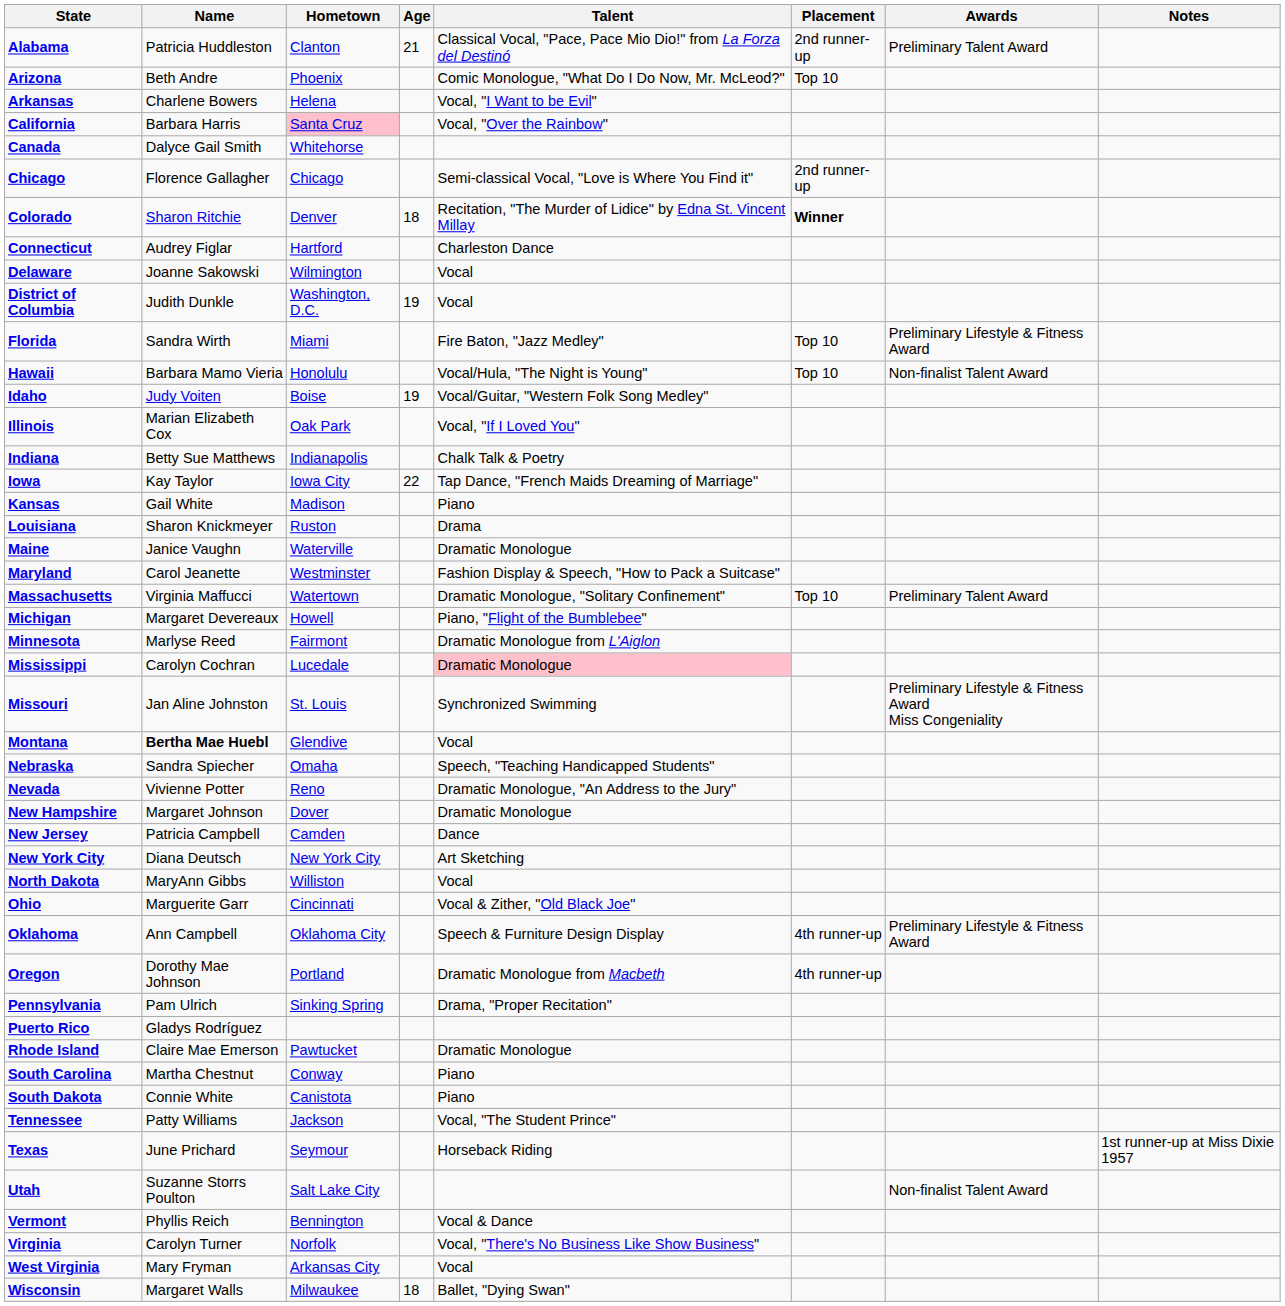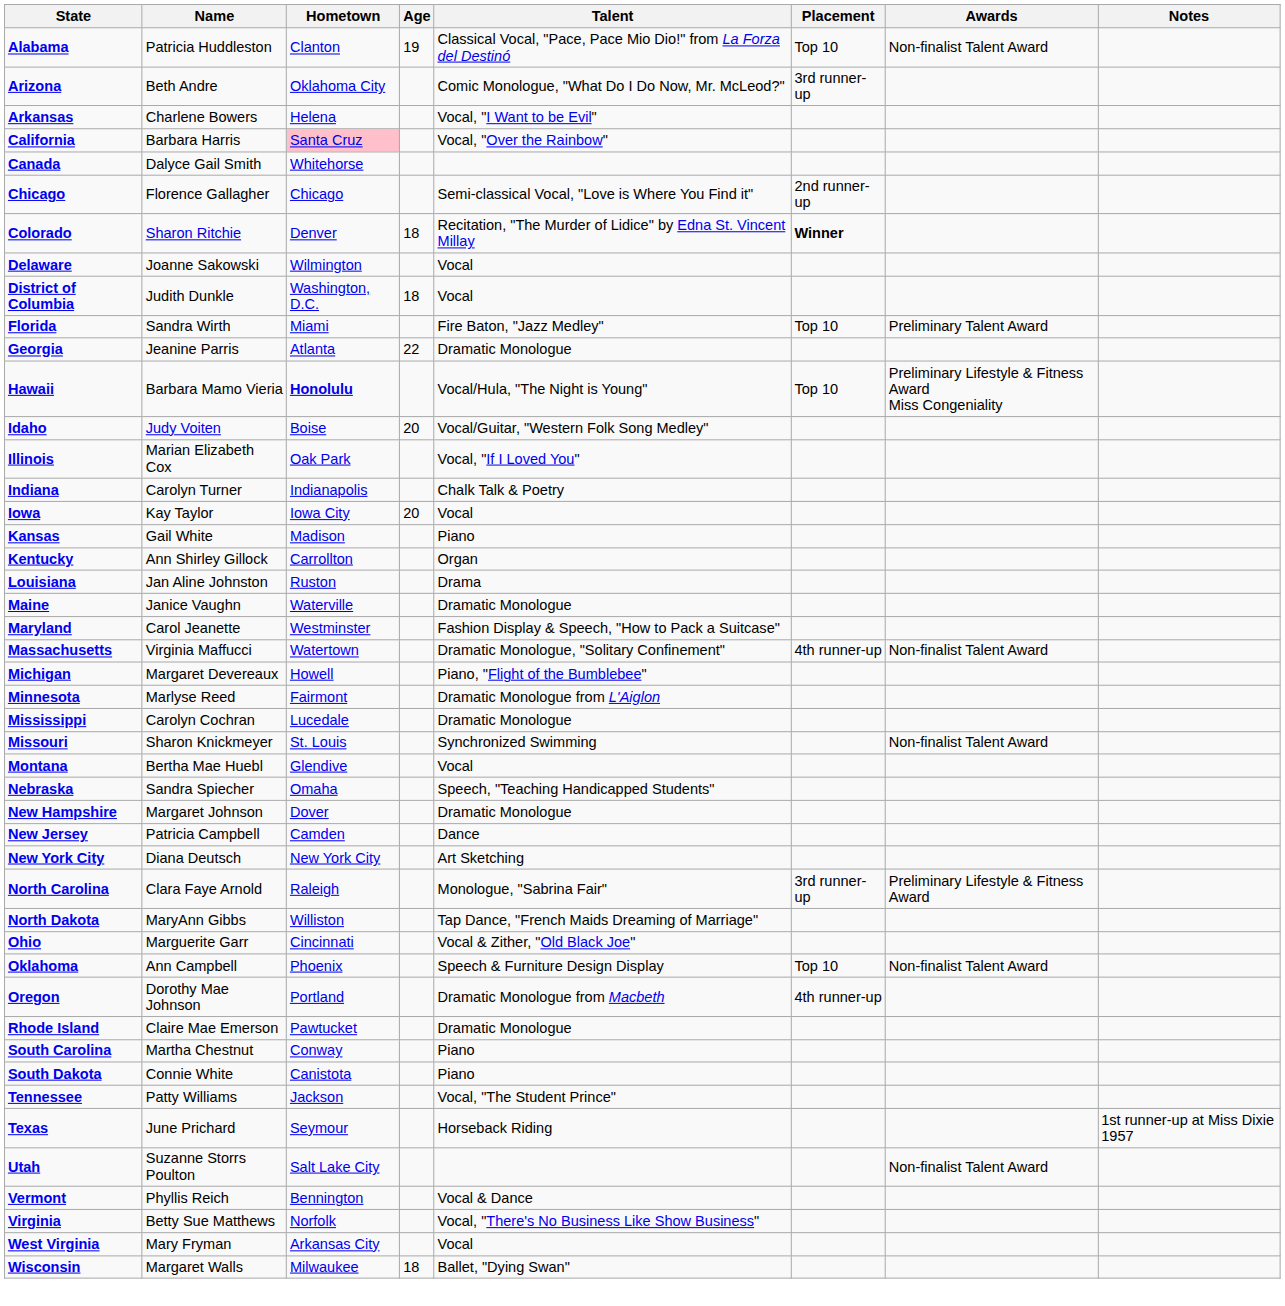(411, 47) 21 -> (411, 47) 19
(832, 47) 2nd runner-up -> (816, 47) Top 10
(968, 47) Preliminary Talent Award -> (968, 47) Non-finalist Talent Award
(316, 78) Phoenix -> (338, 87) Oklahoma City
(816, 78) Top 10 -> (830, 87) 3rd runner-up
- row: (50, 249)
(411, 303) 19 -> (411, 296) 18
(986, 342) Preliminary Lifestyle & Fitness Award -> (968, 327) Preliminary Talent Award
+ row: (35, 350)
(319, 373) normal -> (321, 389) bold
(968, 373) Non-finalist Talent Award -> (986, 389) Preliminary Lifestyle & Fitness Award Miss Congeniality
(411, 396) 19 -> (411, 428) 20
(210, 458) Betty Sue Matthews -> (194, 490) Carolyn Turner
(411, 481) 22 -> (411, 513) 20
(598, 481) Tap Dance, "French Maids Dreaming of Marriage" -> (455, 513) Vocal
+ row: (41, 559)
(209, 527) Sharon Knickmeyer -> (207, 582) Jan Aline Johnston
(816, 596) Top 10 -> (838, 651) 4th runner-up
(968, 596) Preliminary Talent Award -> (968, 651) Non-finalist Talent Award
(505, 665) pink background -> (505, 720) no background
(207, 704) Jan Aline Johnston -> (209, 743) Sharon Knickmeyer
(986, 704) Preliminary Lifestyle & Fitness Award Miss Congeniality -> (968, 743) Non-finalist Talent Award
(207, 743) bold -> (204, 766) normal
- row: (34, 789)
+ row: (58, 889)
(455, 881) Vocal -> (598, 920) Tap Dance, "French Maids Dreaming of Marriage"
(338, 935) Oklahoma City -> (316, 966) Phoenix
(838, 935) 4th runner-up -> (816, 966) Top 10
(986, 935) Preliminary Lifestyle & Fitness Award -> (968, 966) Non-finalist Talent Award
- row: (54, 1005)
- row: (49, 1028)
(194, 1244) Carolyn Turner -> (210, 1221) Betty Sue Matthews
